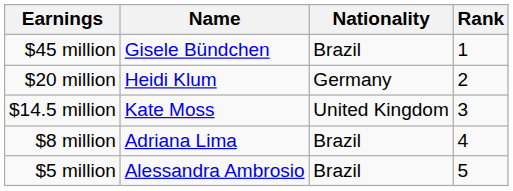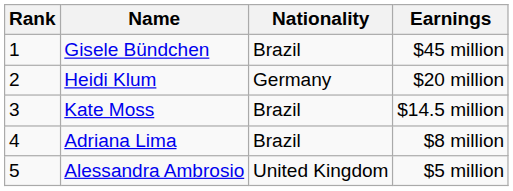columns swapped: (481, 19) <-> (62, 19)
(381, 110) United Kingdom -> (277, 110) Brazil
(337, 170) Brazil -> (321, 170) United Kingdom
